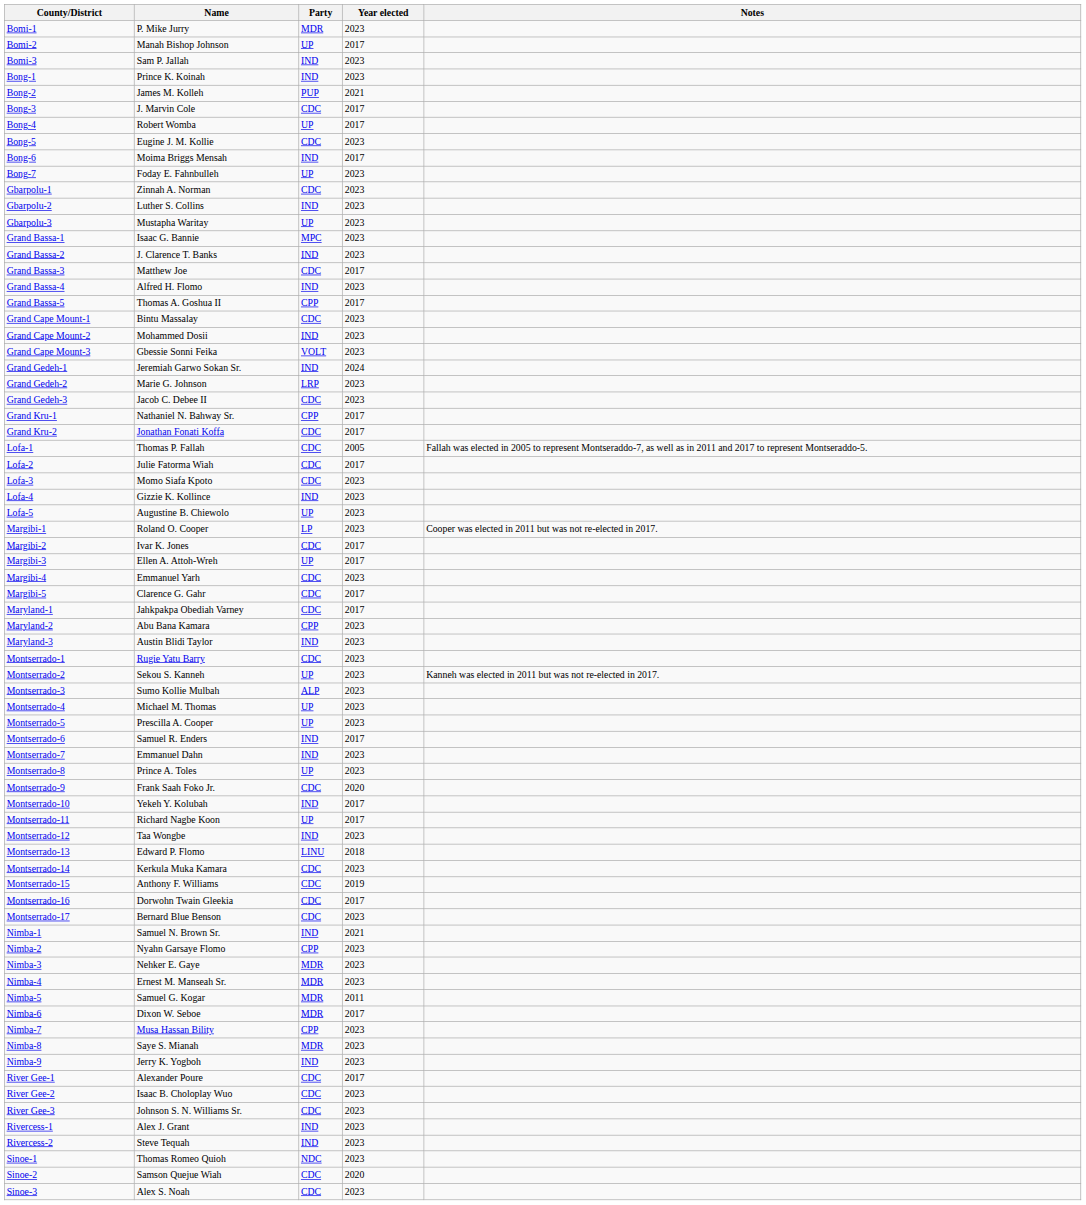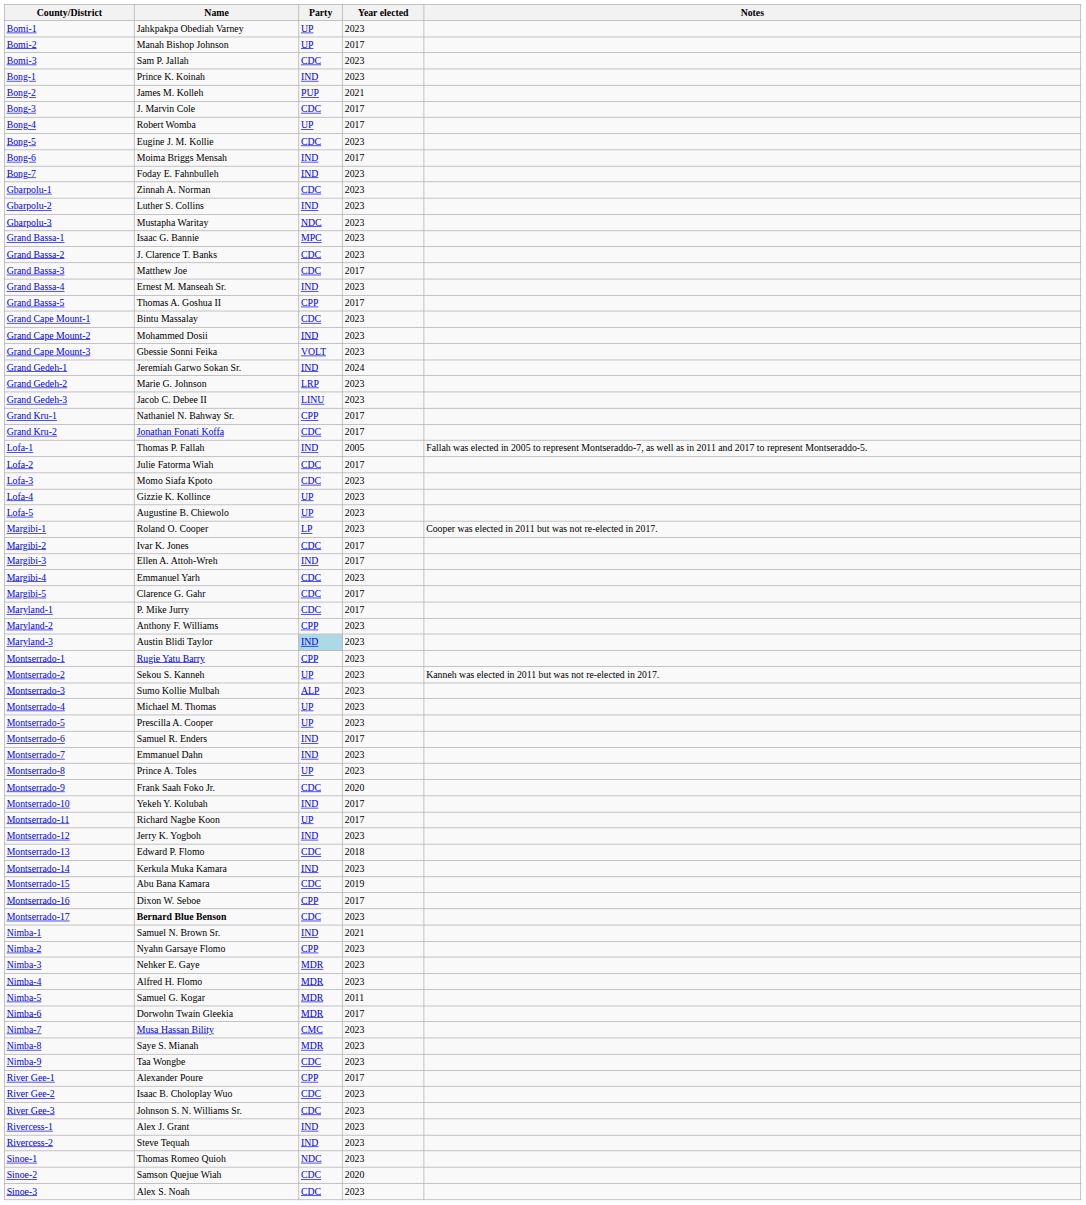(163, 29) P. Mike Jurry -> (190, 29) Jahkpakpa Obediah Varney
(312, 29) MDR -> (307, 29) UP
(310, 61) IND -> (311, 61) CDC
(307, 174) UP -> (310, 174) IND
(307, 222) UP -> (311, 222) NDC
(310, 255) IND -> (311, 255) CDC
(169, 287) Alfred H. Flomo -> (181, 287) Ernest M. Manseah Sr.
(311, 400) CDC -> (313, 400) LINU
(311, 449) CDC -> (310, 449) IND
(310, 497) IND -> (307, 497) UP
(307, 562) UP -> (310, 562) IND
(190, 610) Jahkpakpa Obediah Varney -> (163, 610) P. Mike Jurry
(173, 626) Abu Bana Kamara -> (177, 626) Anthony F. Williams
(310, 642) no background -> (310, 642) lightblue background
(311, 658) CDC -> (310, 658) CPP
(161, 836) Taa Wongbe -> (169, 836) Jerry K. Yogboh
(313, 852) LINU -> (311, 852) CDC
(311, 868) CDC -> (310, 868) IND
(177, 885) Anthony F. Williams -> (173, 885) Abu Bana Kamara
(185, 901) Dorwohn Twain Gleekia -> (169, 901) Dixon W. Seboe
(311, 901) CDC -> (310, 901) CPP
(179, 917) normal -> (182, 917) bold
(181, 981) Ernest M. Manseah Sr. -> (169, 981) Alfred H. Flomo
(169, 1014) Dixon W. Seboe -> (185, 1014) Dorwohn Twain Gleekia
(310, 1030) CPP -> (312, 1030) CMC
(169, 1062) Jerry K. Yogboh -> (161, 1062) Taa Wongbe
(310, 1062) IND -> (311, 1062) CDC
(311, 1078) CDC -> (310, 1078) CPP
